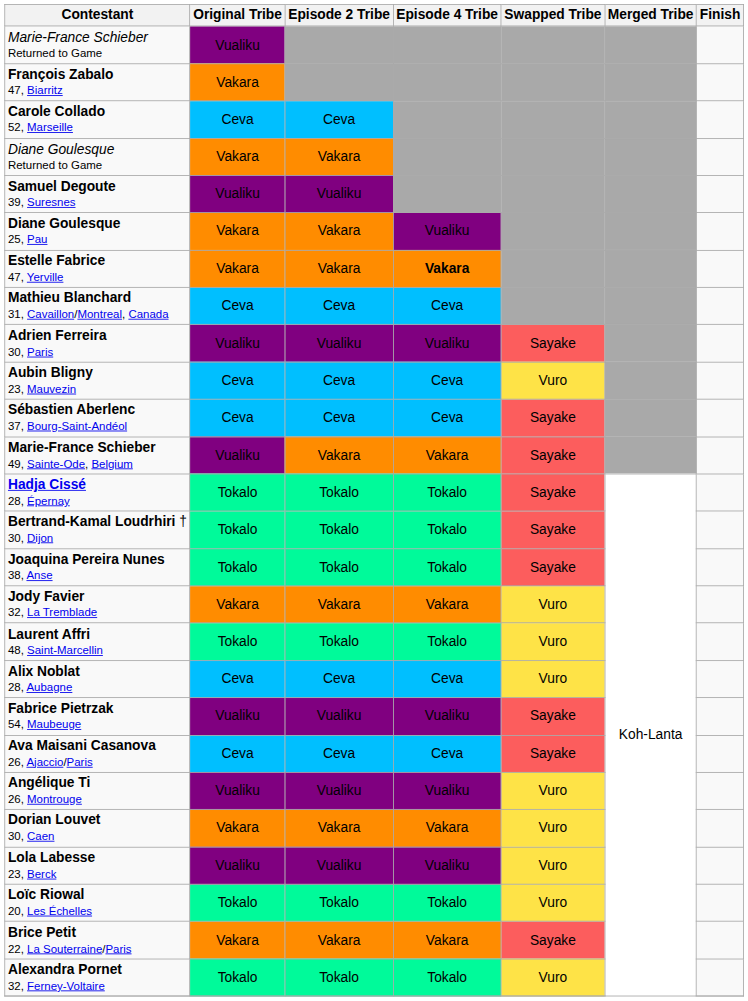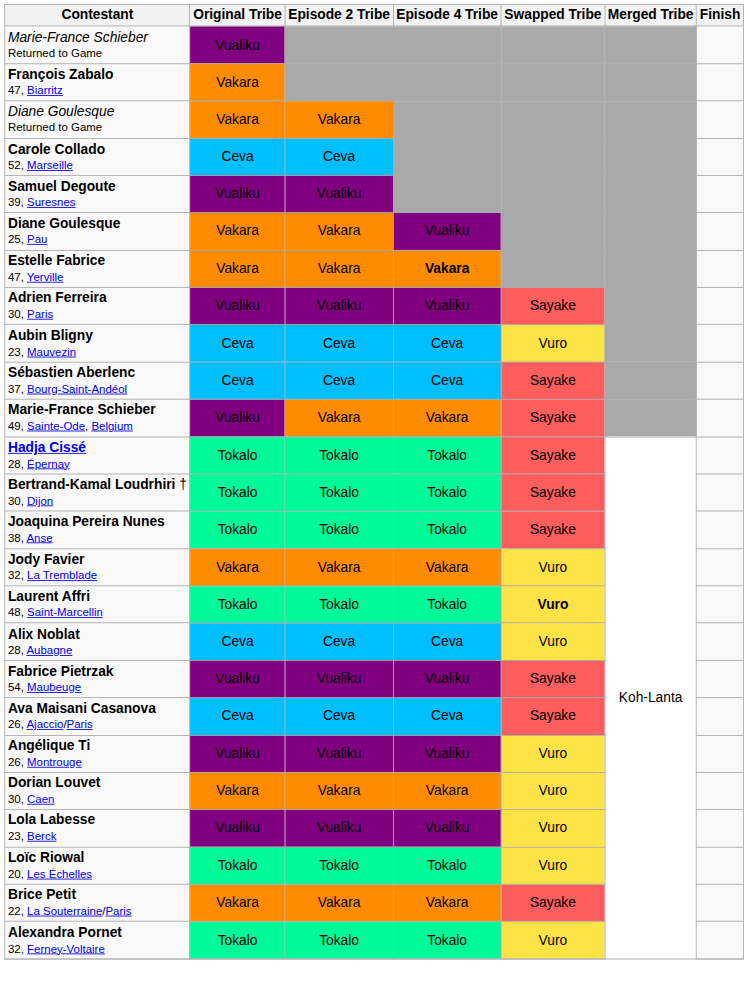rows swapped: (56, 119) <-> (61, 156)
- row: (88, 306)
(553, 641) normal -> (553, 604) bold
